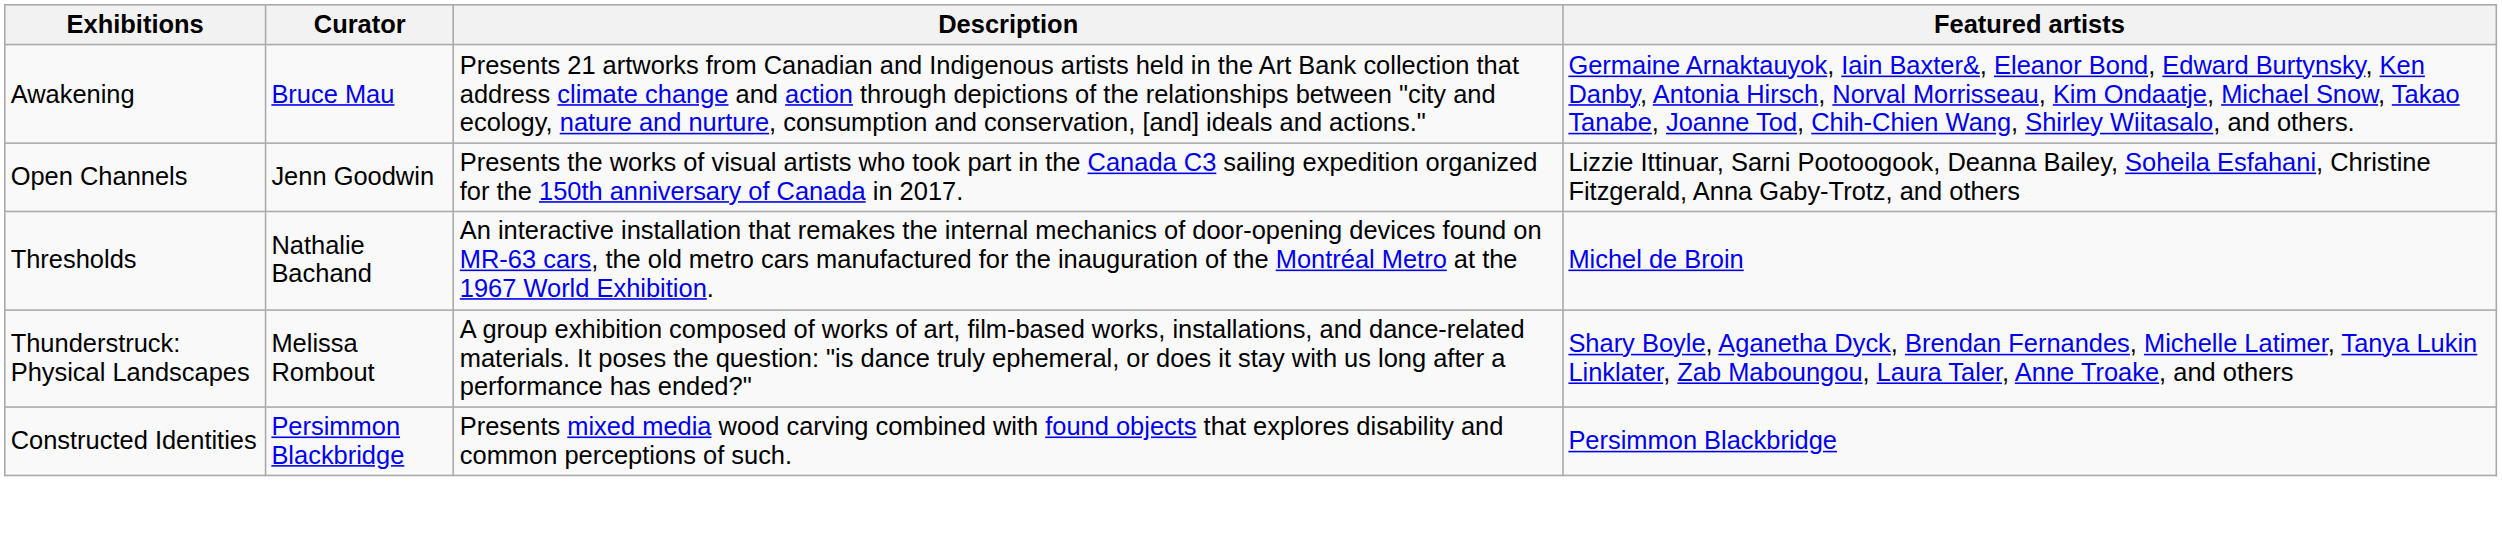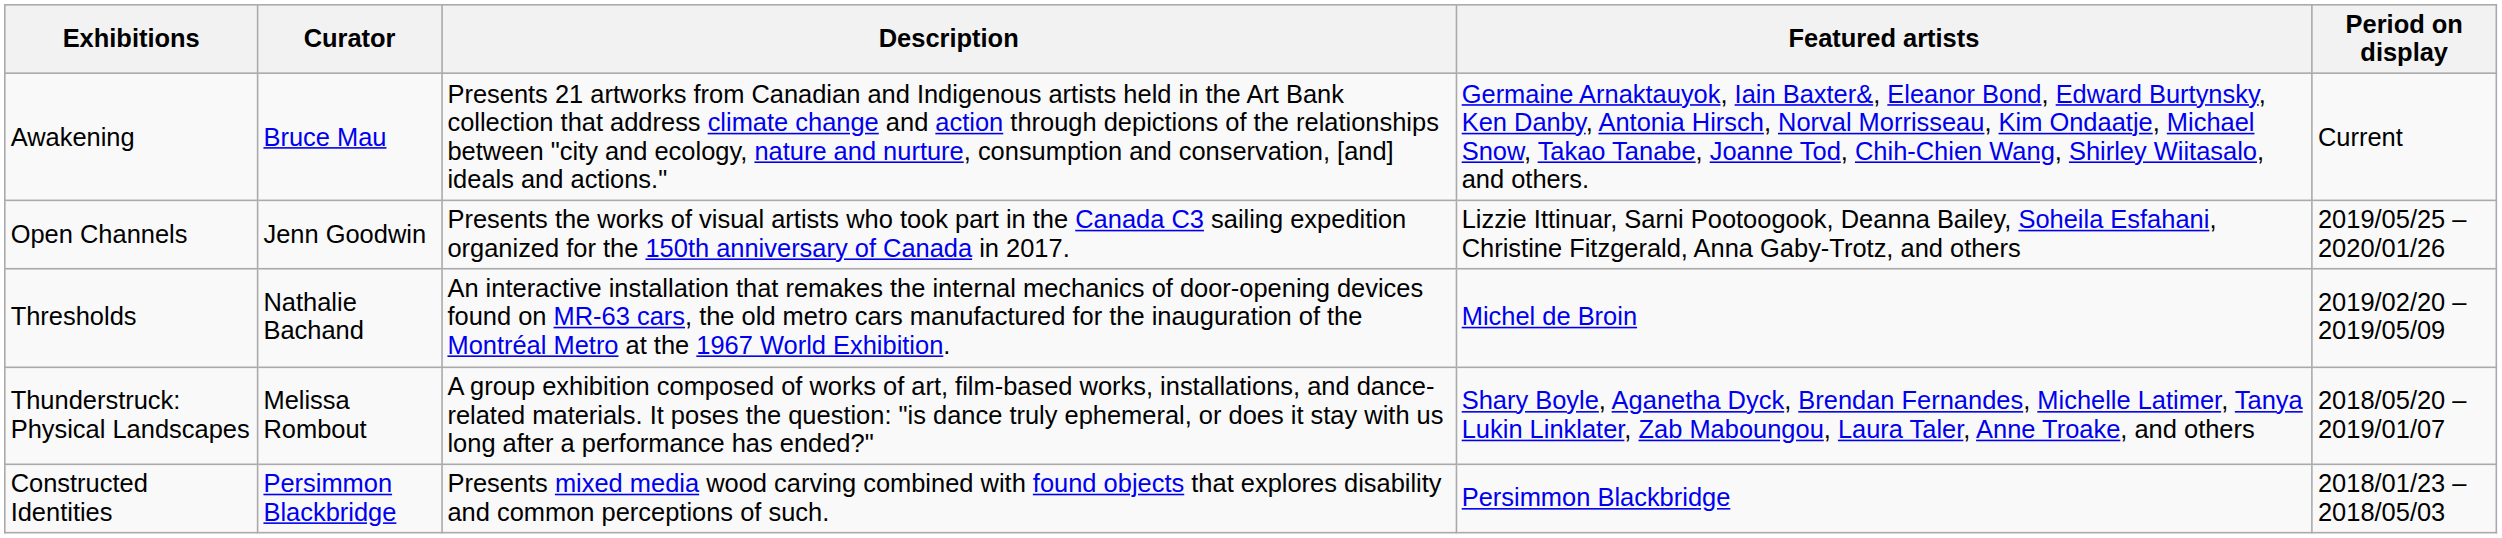+ column: (2404, 38)
